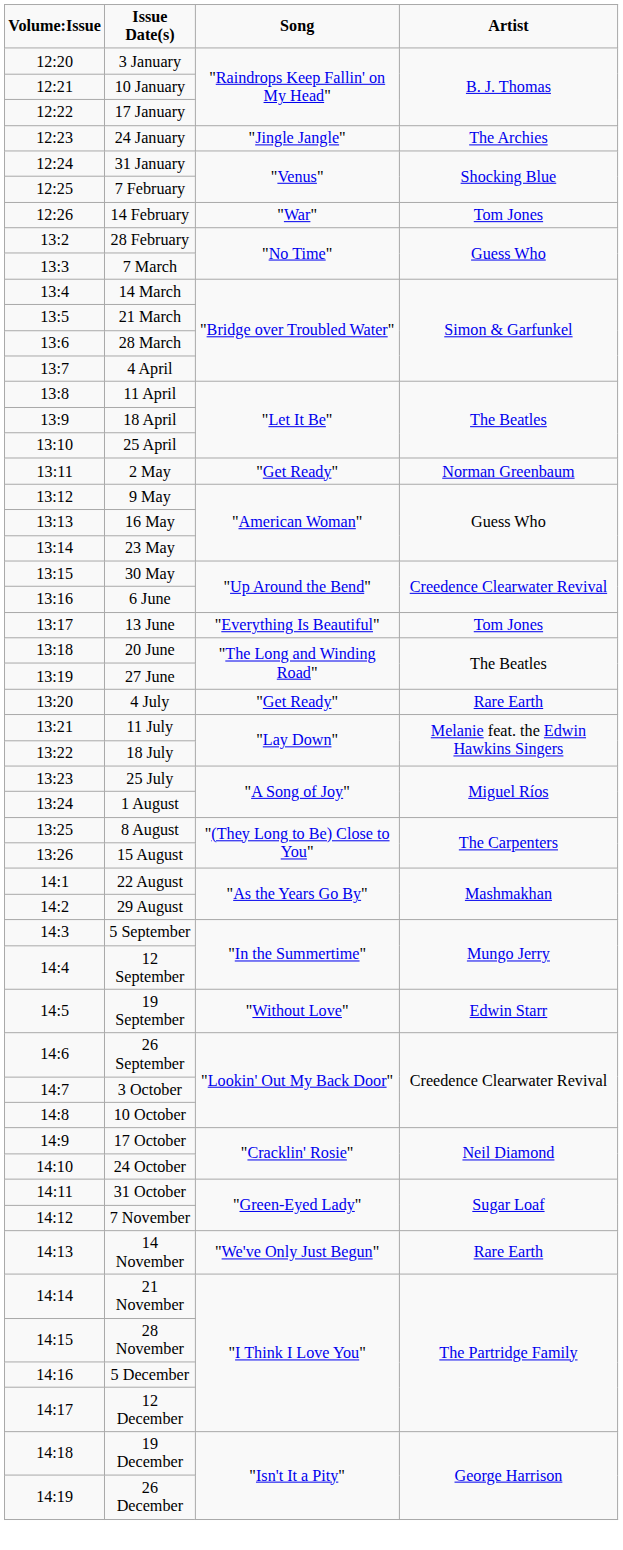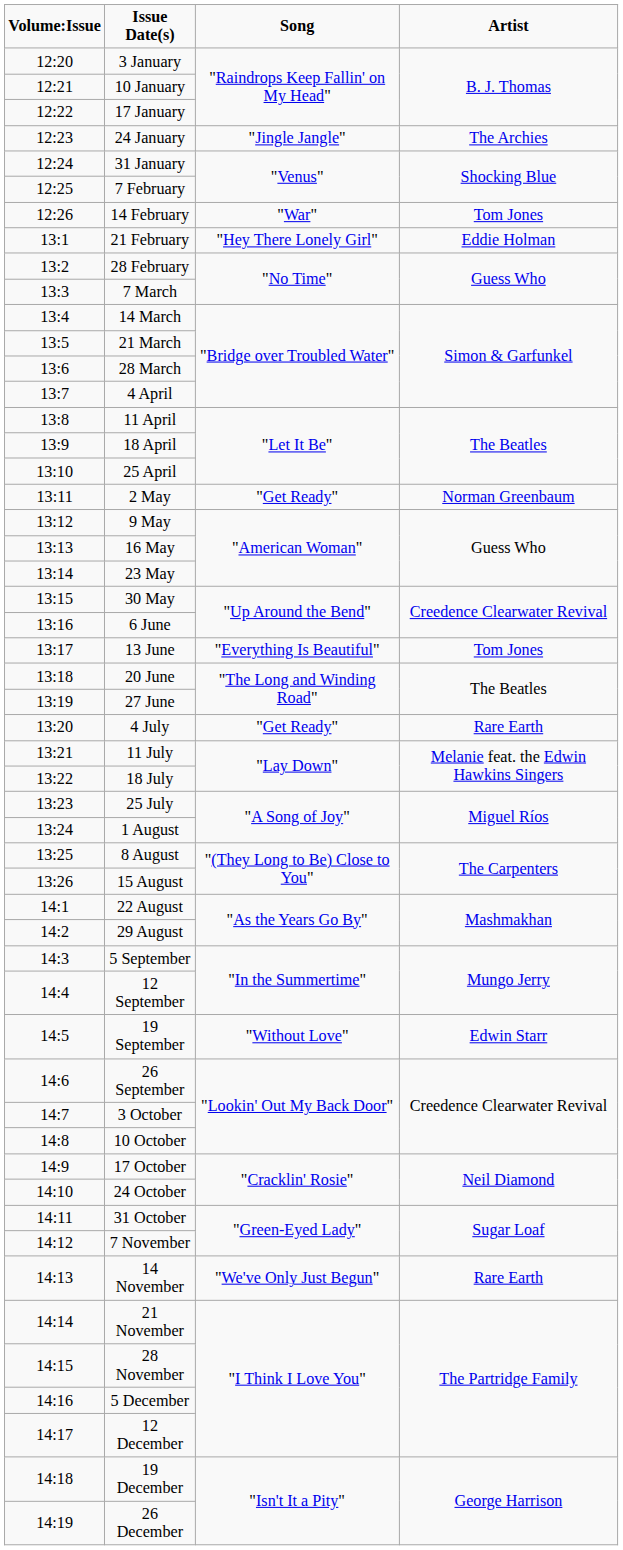+ row: (150, 240)
